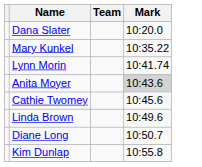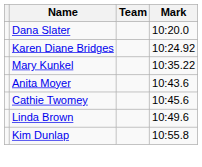+ row: (63, 48)
- row: (39, 65)
(144, 83) lightgrey background -> (170, 83) no background
- row: (40, 135)
